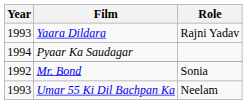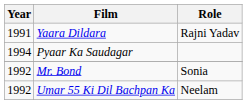(19, 33) 1993 -> (19, 33) 1991
(19, 90) 1993 -> (19, 90) 1992
